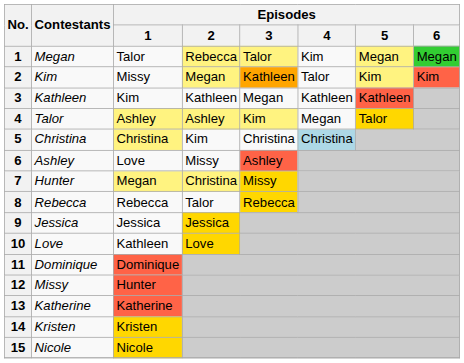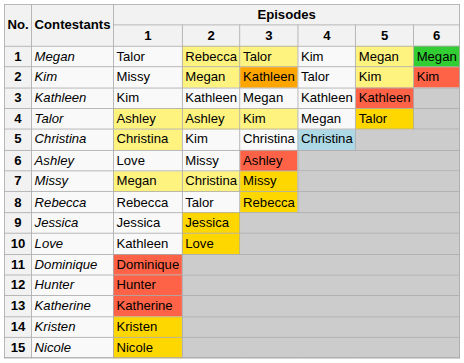(54, 181) Hunter -> (51, 181) Missy
(51, 285) Missy -> (54, 285) Hunter
